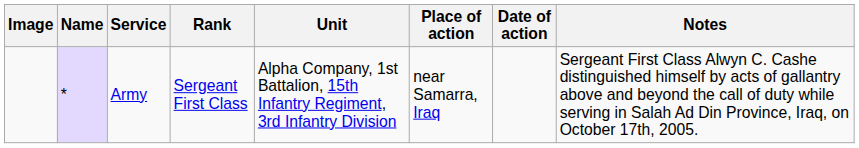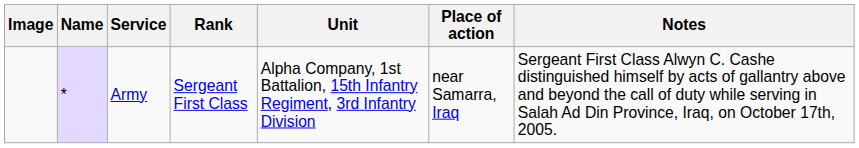- column: (524, 25)
